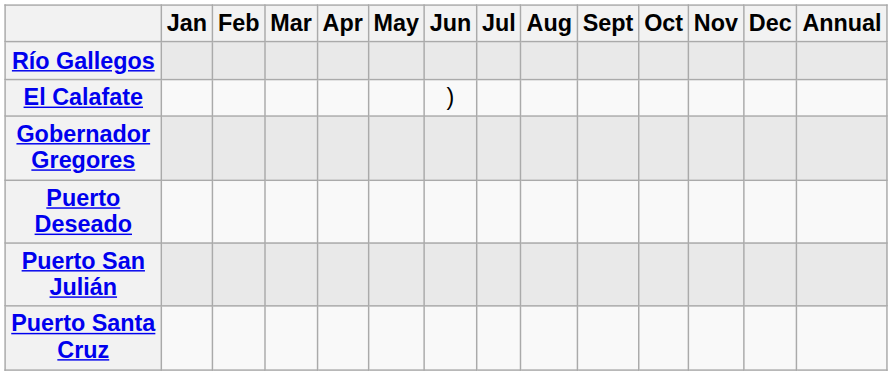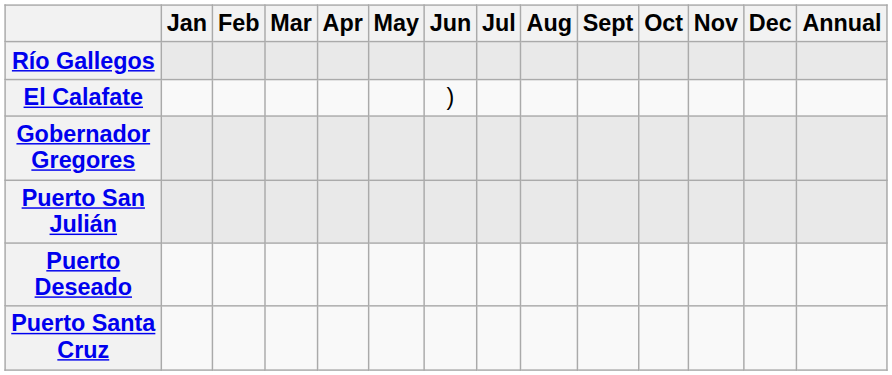rows swapped: (83, 210) <-> (83, 274)
